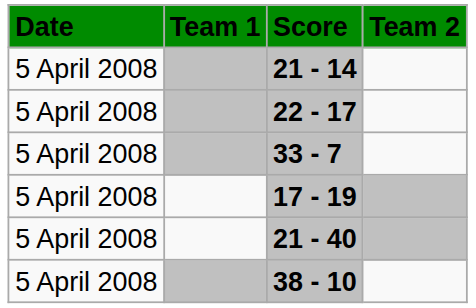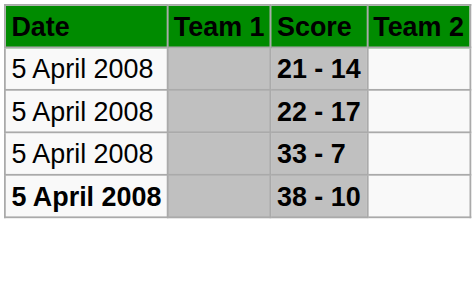- row: (315, 197)
- row: (315, 239)
(86, 282) normal -> (86, 197) bold
